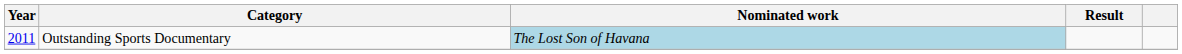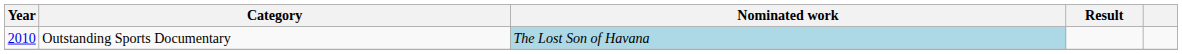(22, 37) 2011 -> (22, 37) 2010
